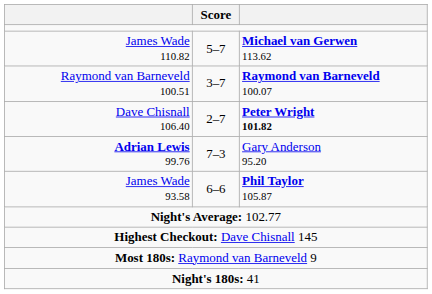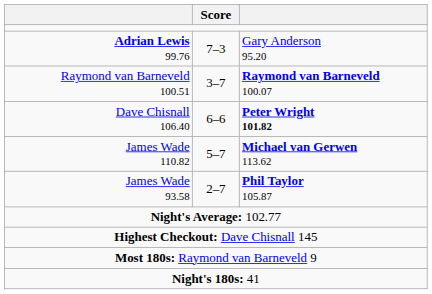rows swapped: (158, 48) <-> (152, 153)
(216, 118) 2–7 -> (216, 118) 6–6
(216, 189) 6–6 -> (216, 189) 2–7
